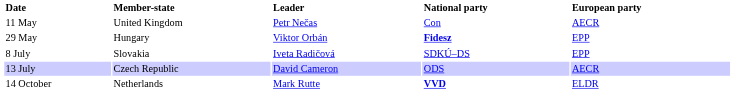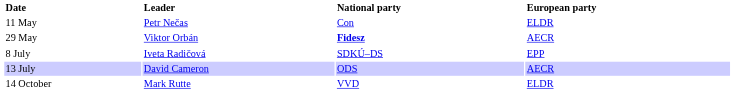- column: (144, 7)
(586, 22) AECR -> (540, 22) ELDR
(581, 38) EPP -> (540, 38) AECR
(435, 84) bold -> (348, 84) normal
